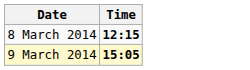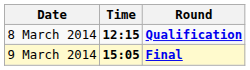+ column: (194, 15)
